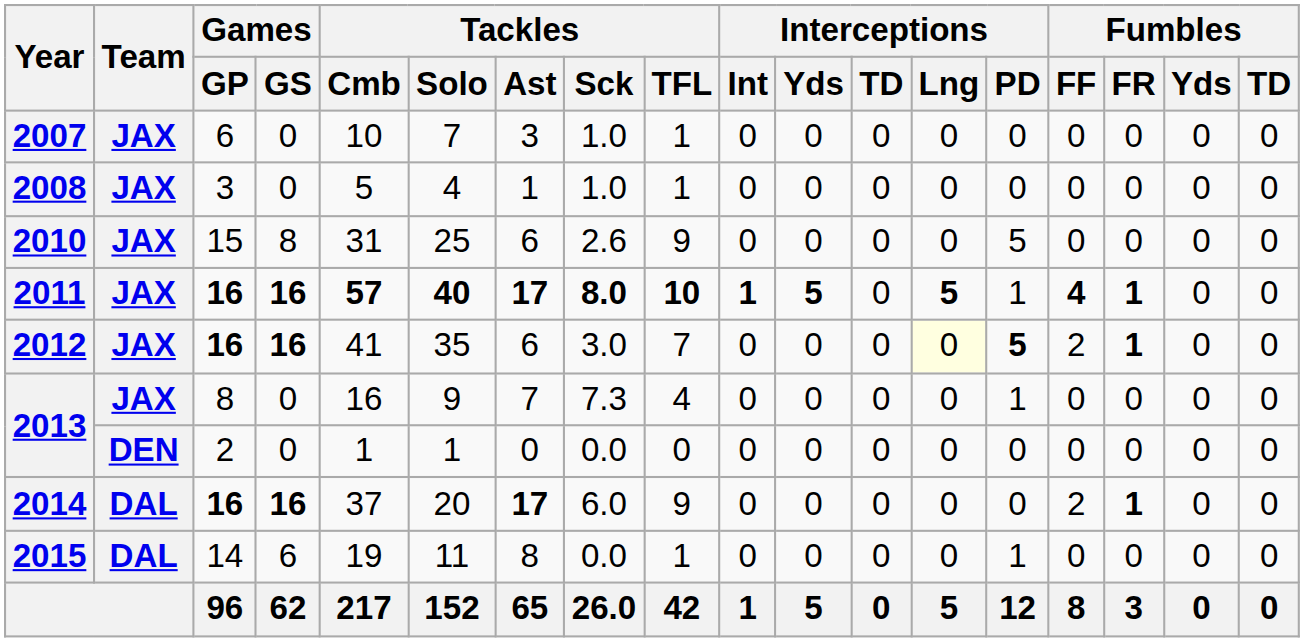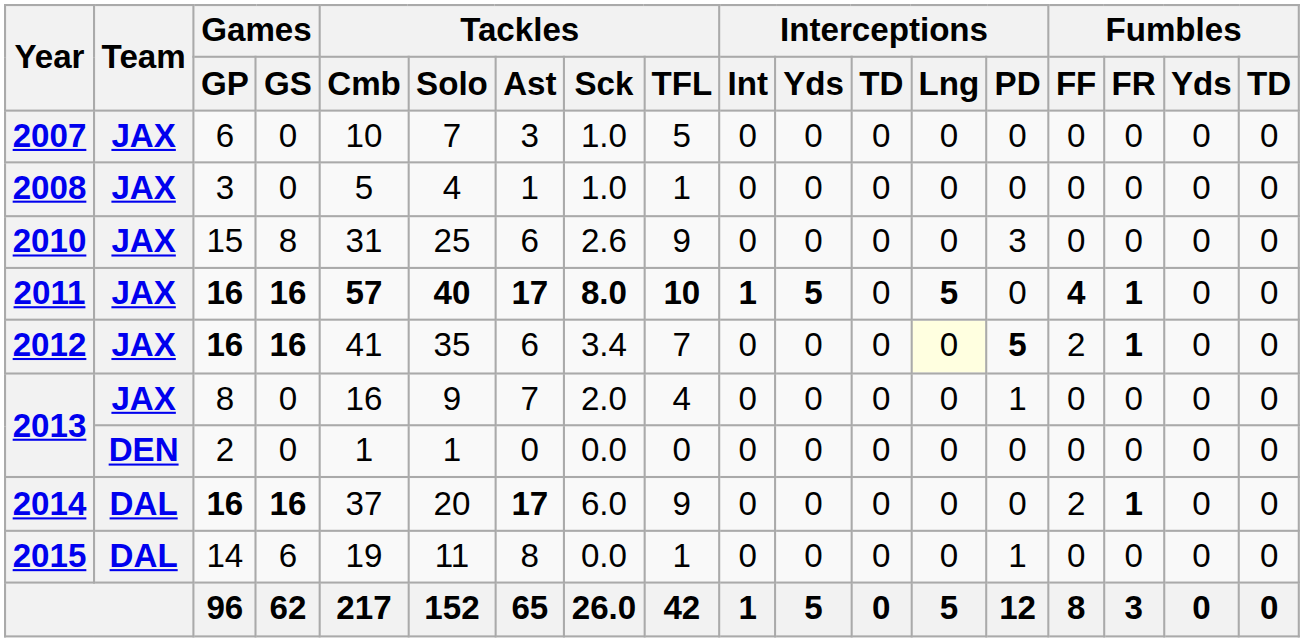(682, 135) 1 -> (682, 135) 5
(1018, 240) 5 -> (1018, 240) 3
(1018, 293) 1 -> (1018, 293) 0
(604, 345) 3.0 -> (604, 345) 3.4
(604, 398) 7.3 -> (604, 398) 2.0
